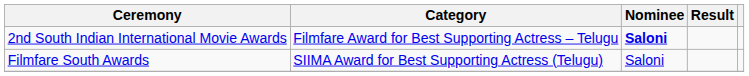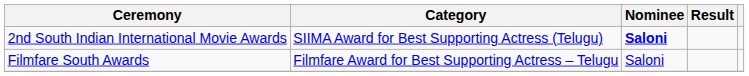(456, 37) Filmfare Award for Best Supporting Actress – Telugu -> (448, 37) SIIMA Award for Best Supporting Actress (Telugu)
(448, 60) SIIMA Award for Best Supporting Actress (Telugu) -> (456, 60) Filmfare Award for Best Supporting Actress – Telugu
